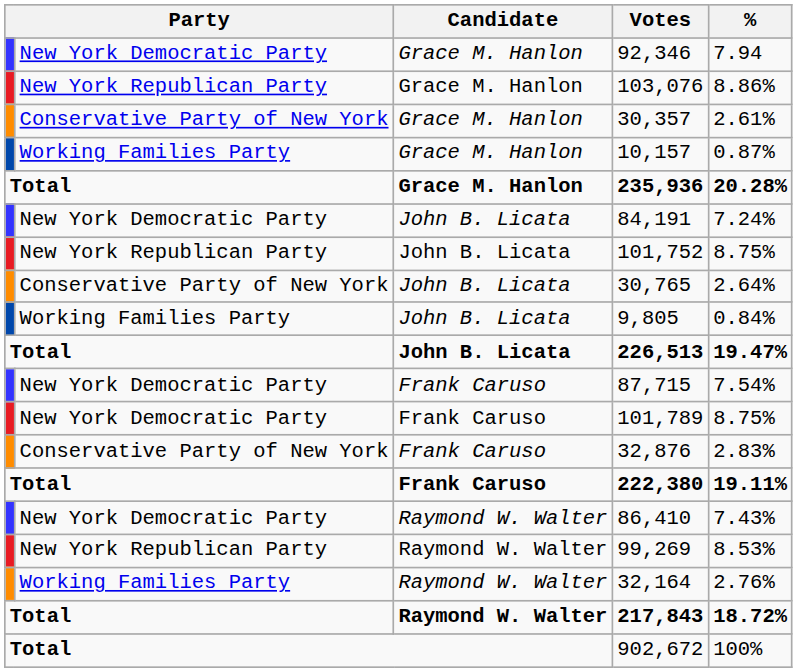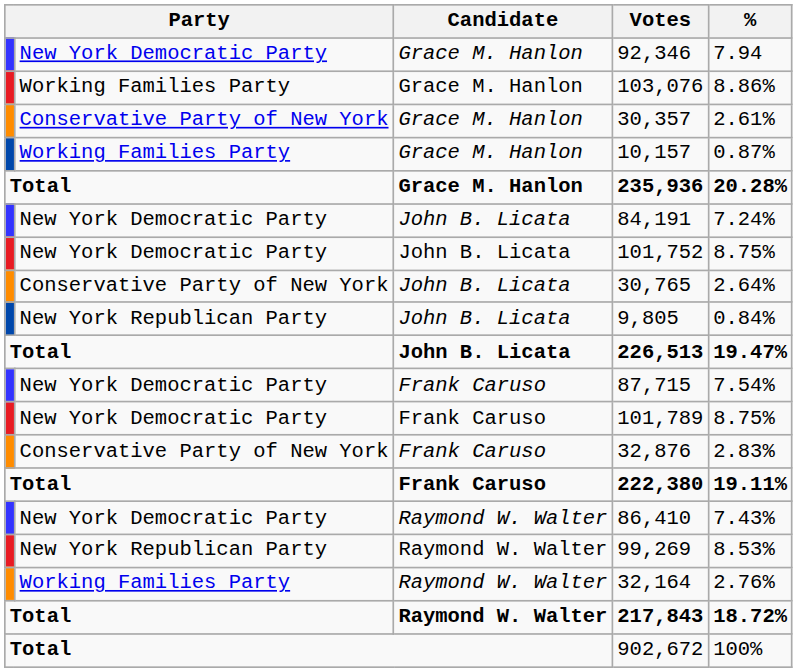(173, 88) New York Republican Party -> (155, 88) Working Families Party
(173, 253) New York Republican Party -> (173, 253) New York Democratic Party
(155, 320) Working Families Party -> (173, 320) New York Republican Party
